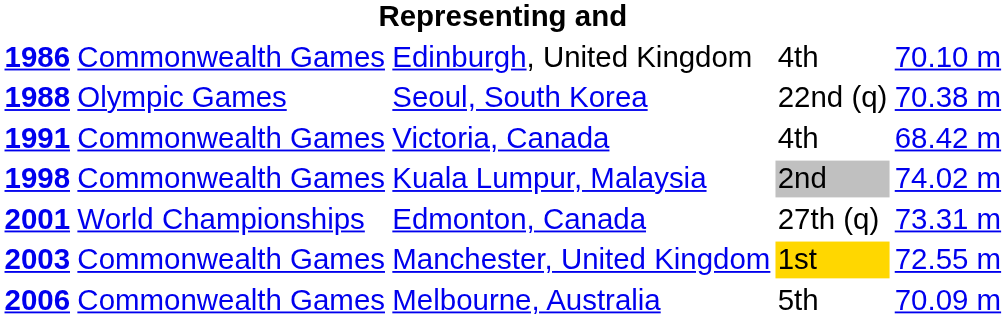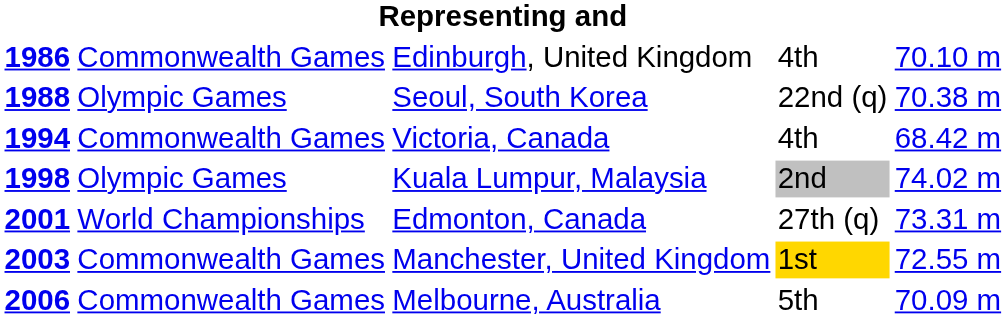(37, 138) 1991 -> (37, 138) 1994
(231, 178) Commonwealth Games -> (182, 178) Olympic Games
